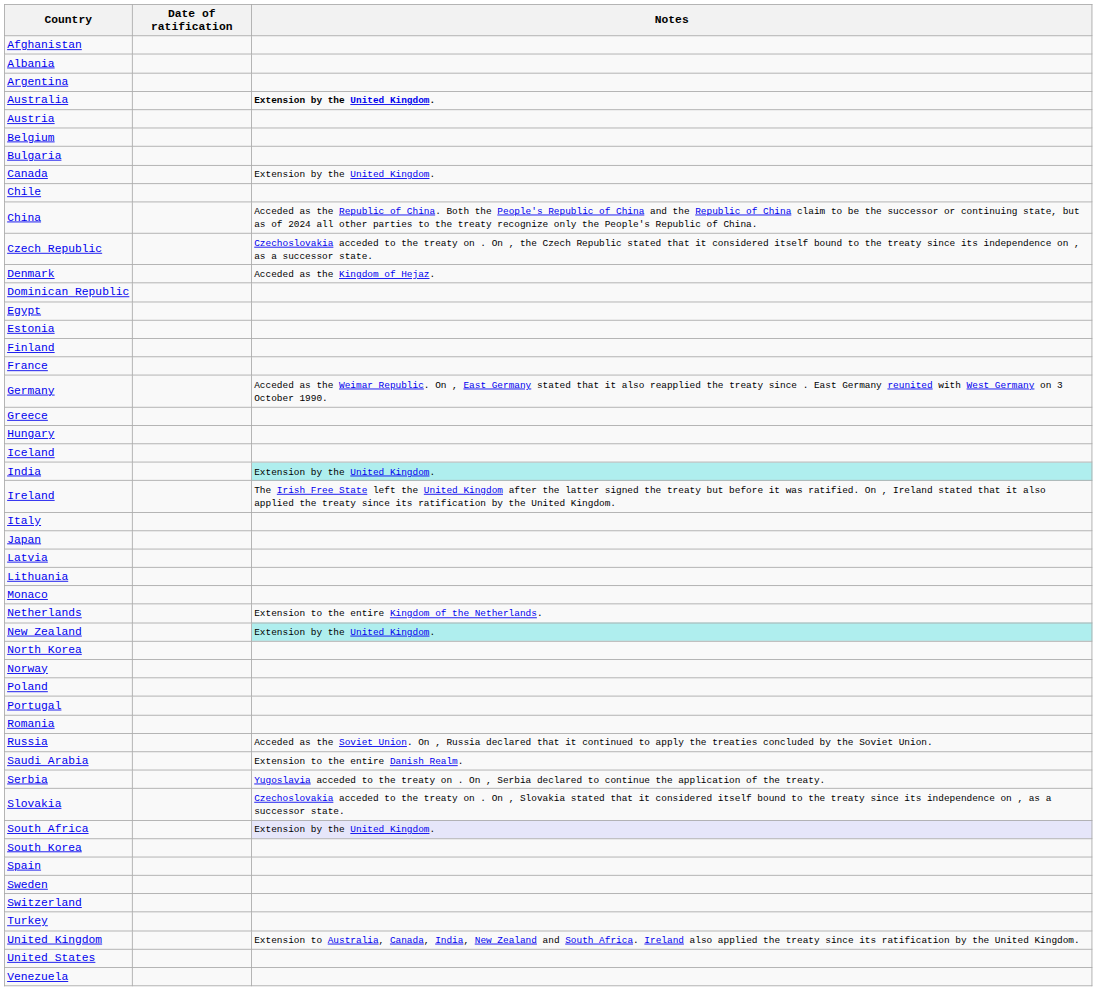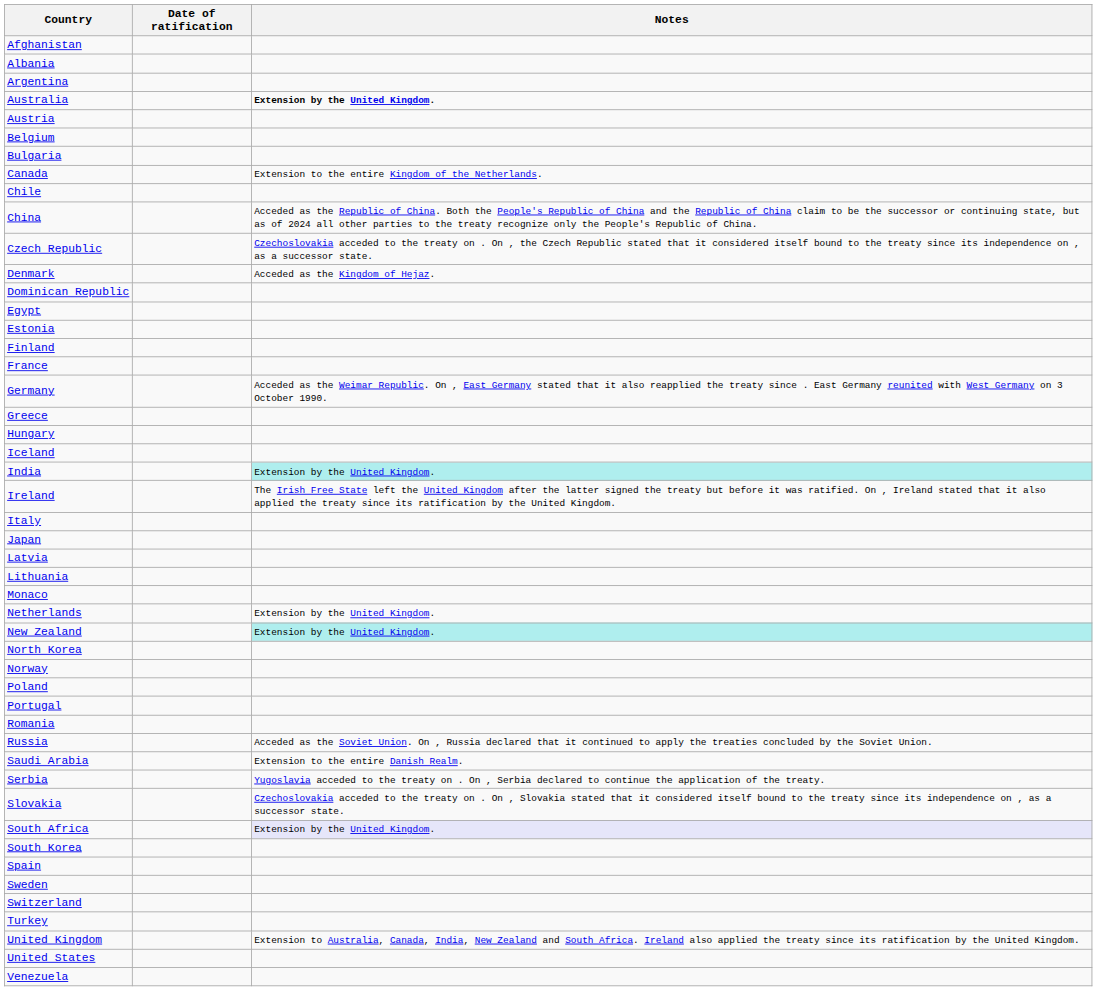(345, 175) Extension by the United Kingdom. -> (398, 175) Extension to the entire Kingdom of the Netherlands.
(398, 614) Extension to the entire Kingdom of the Netherlands. -> (345, 614) Extension by the United Kingdom.
